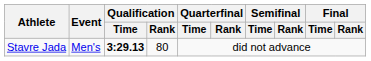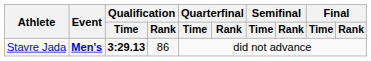(86, 48) normal -> (87, 48) bold
(162, 48) 80 -> (163, 48) 86
